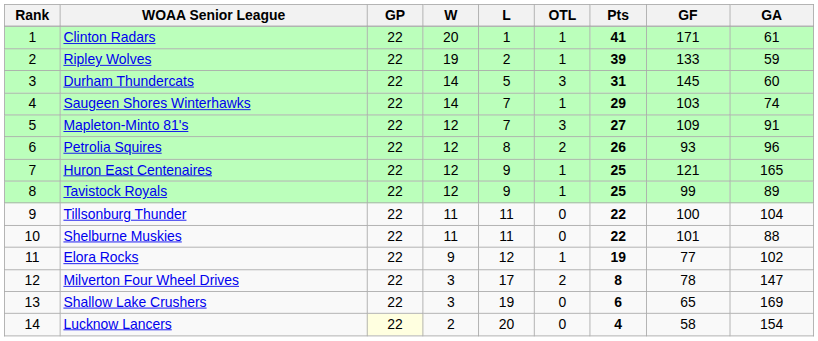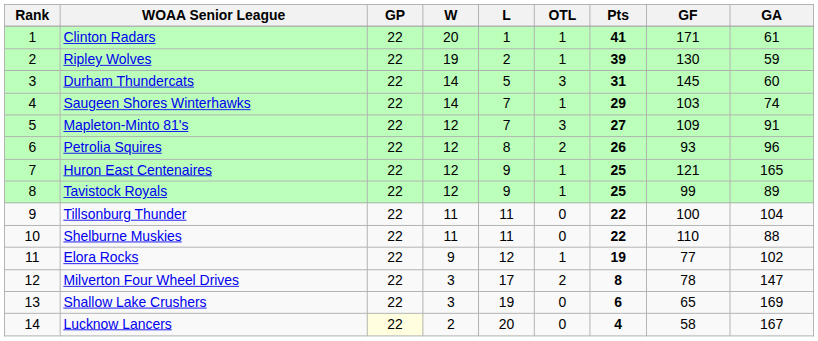(688, 59) 133 -> (688, 59) 130
(688, 236) 101 -> (688, 236) 110
(772, 324) 154 -> (772, 324) 167
